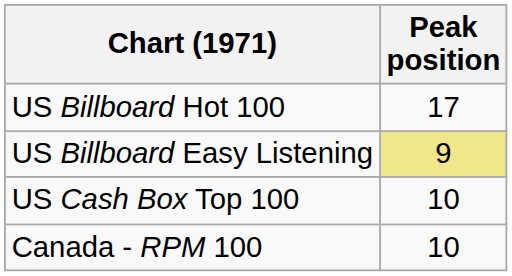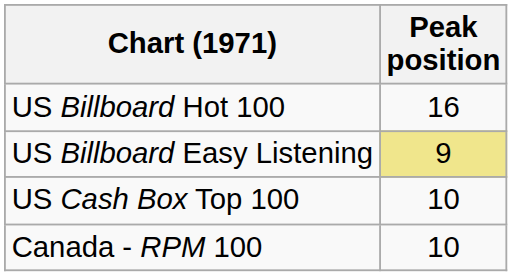(443, 107) 17 -> (443, 107) 16
